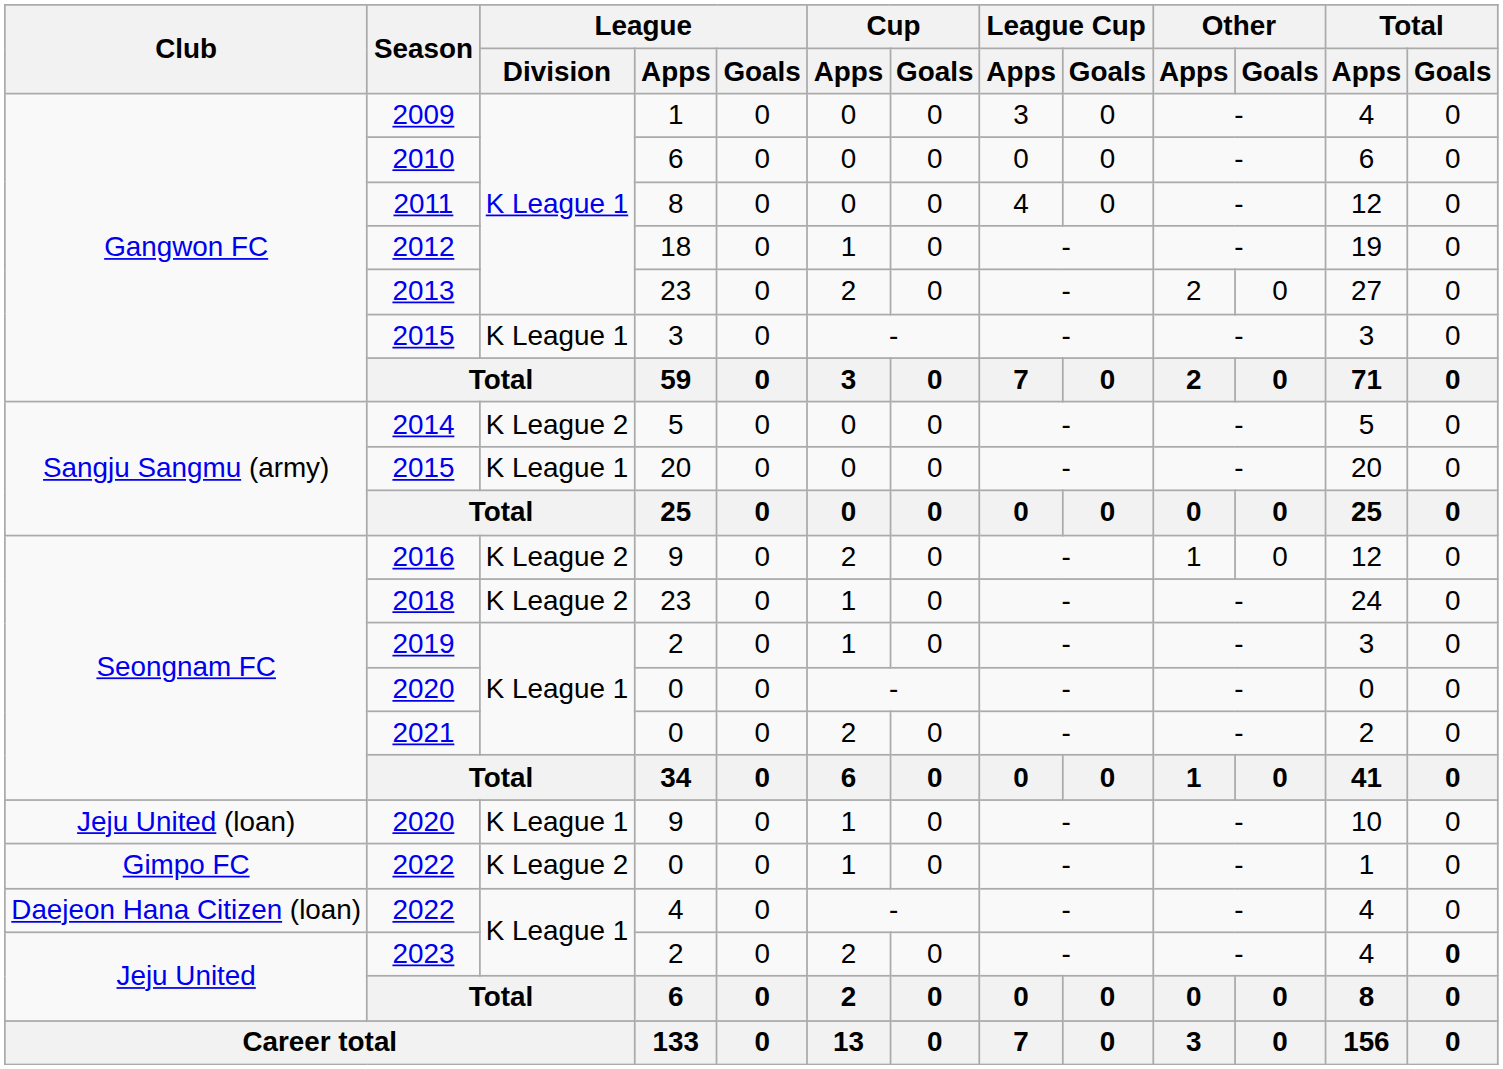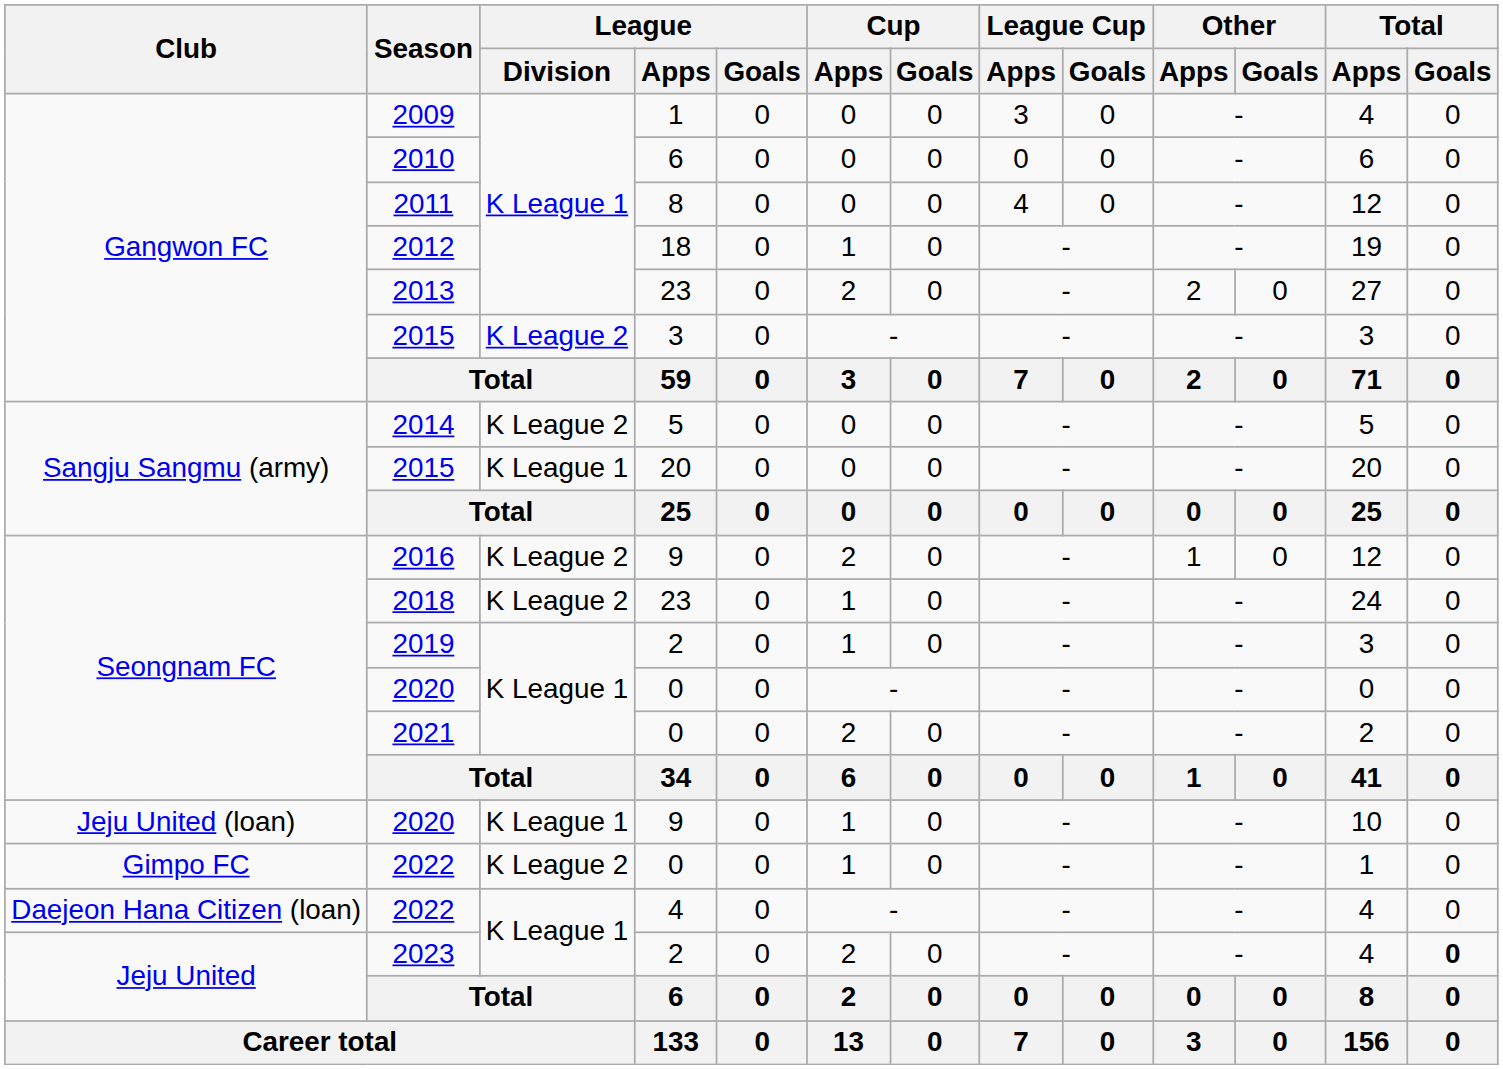(557, 335) K League 1 -> (557, 335) K League 2
